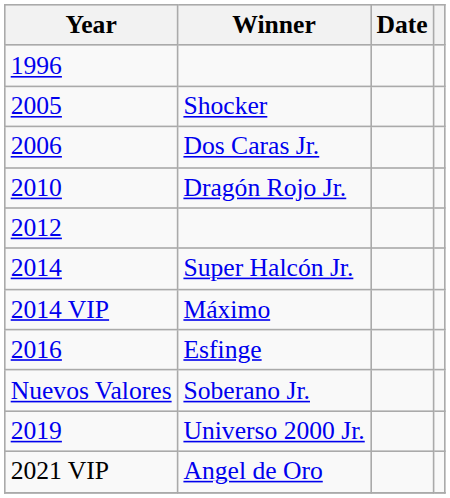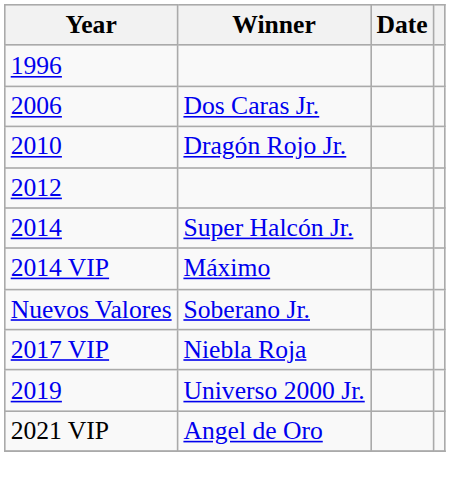- row: (36, 106)
- row: (36, 349)
+ row: (60, 349)
